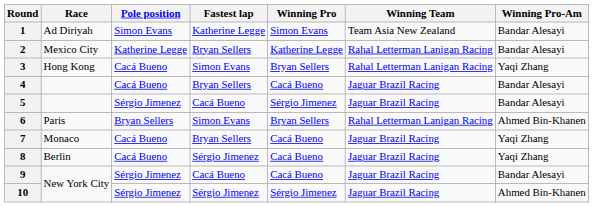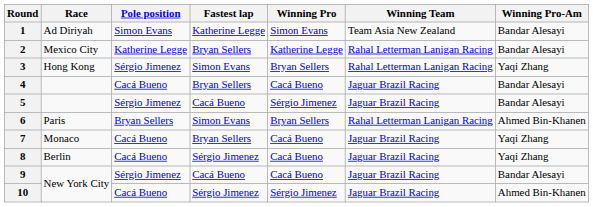(141, 66) Cacá Bueno -> (148, 66) Sérgio Jimenez
(148, 192) Sérgio Jimenez -> (141, 192) Cacá Bueno
